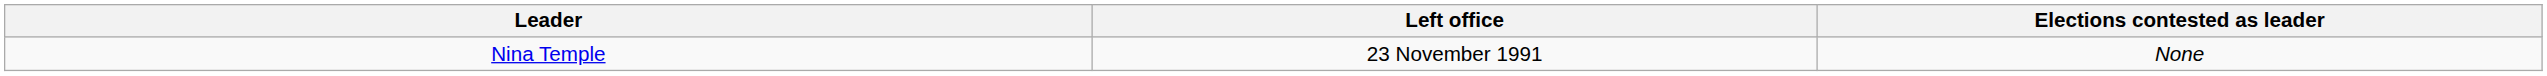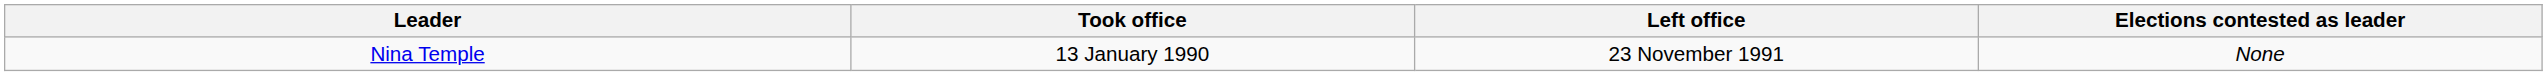+ column: (1132, 20)
